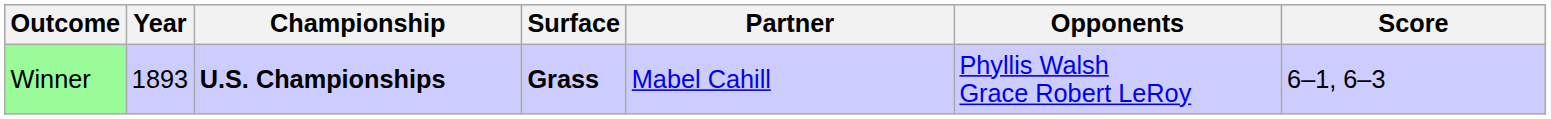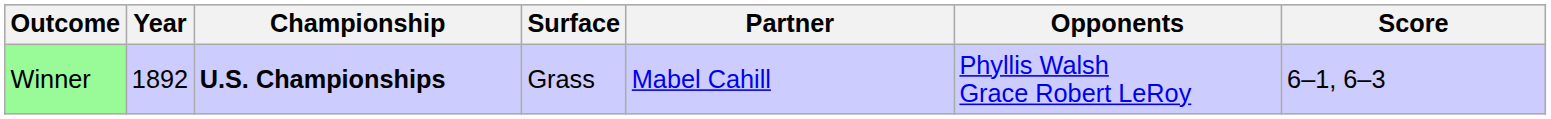(160, 78) 1893 -> (160, 78) 1892
(563, 78) bold -> (561, 78) normal
